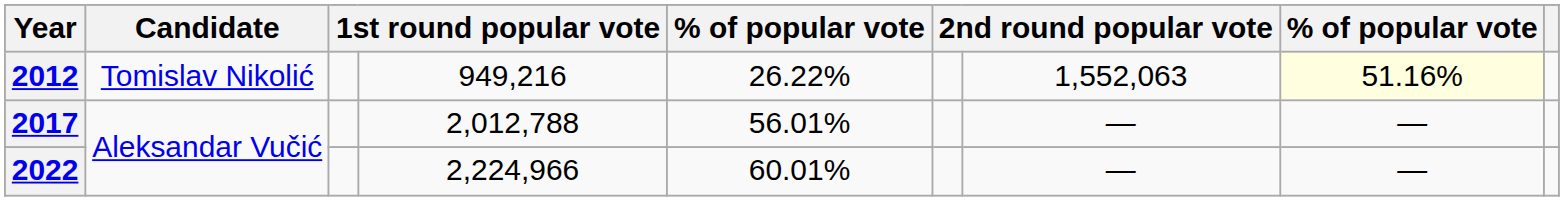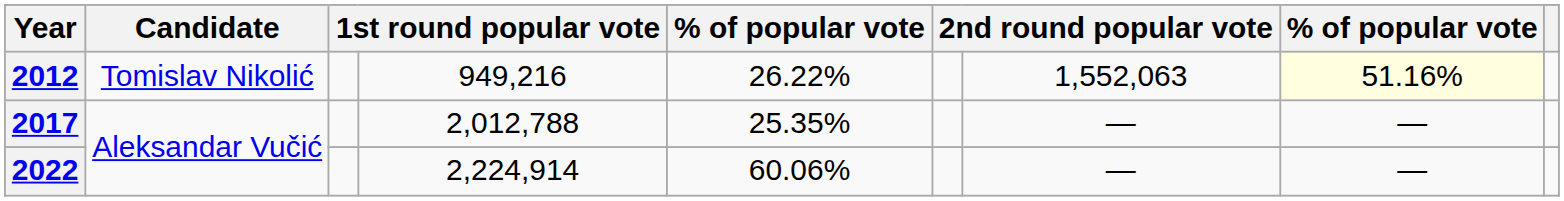(799, 123) 56.01% -> (799, 123) 25.35%
(513, 170) 2,224,966 -> (513, 170) 2,224,914
(799, 170) 60.01% -> (799, 170) 60.06%
